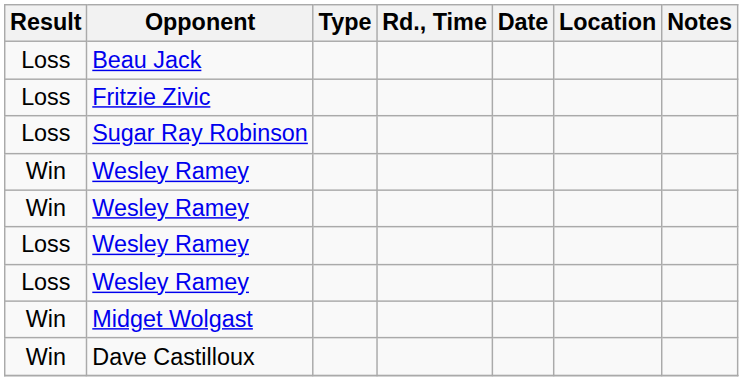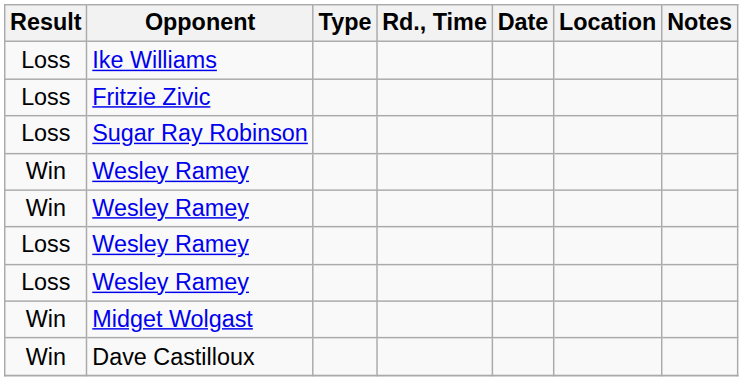+ row: (46, 60)
- row: (46, 60)
